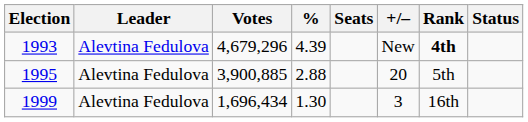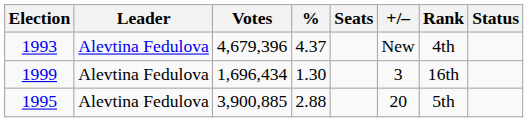(252, 46) 4,679,296 -> (252, 46) 4,679,396
(311, 46) 4.39 -> (311, 46) 4.37
(443, 46) bold -> (443, 46) normal
rows swapped: (39, 74) <-> (39, 102)
